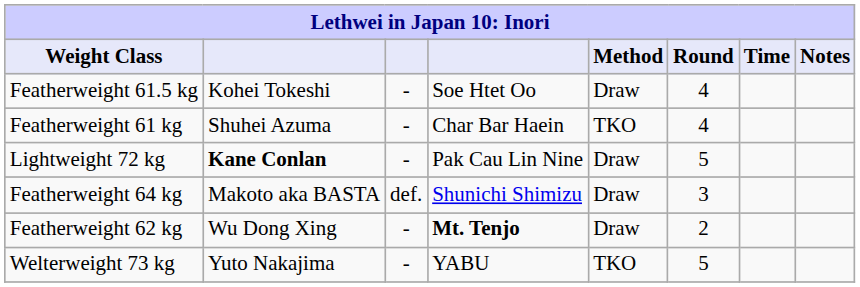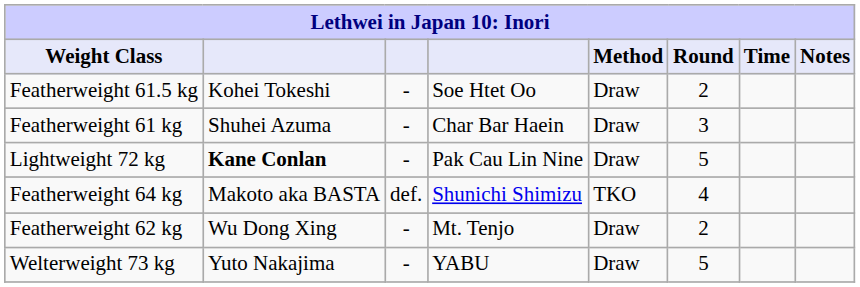(703, 90) 4 -> (703, 90) 2
(615, 125) TKO -> (616, 125) Draw
(703, 125) 4 -> (703, 125) 3
(616, 194) Draw -> (615, 194) TKO
(703, 194) 3 -> (703, 194) 4
(476, 229) bold -> (473, 229) normal
(615, 263) TKO -> (616, 263) Draw
